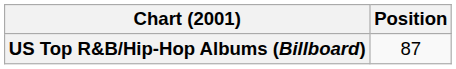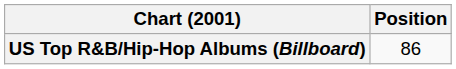(411, 48) 87 -> (411, 48) 86
